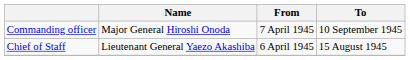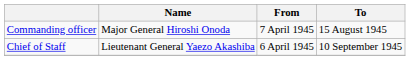(361, 30) 10 September 1945 -> (353, 30) 15 August 1945
(353, 47) 15 August 1945 -> (361, 47) 10 September 1945
